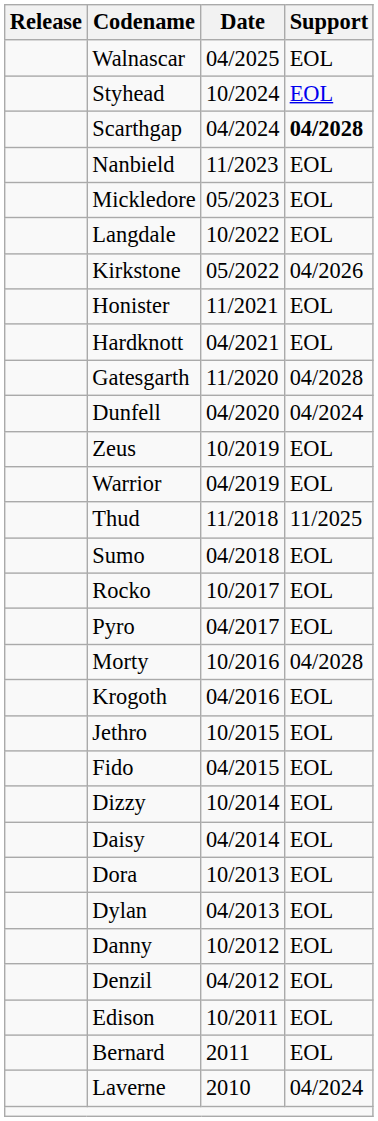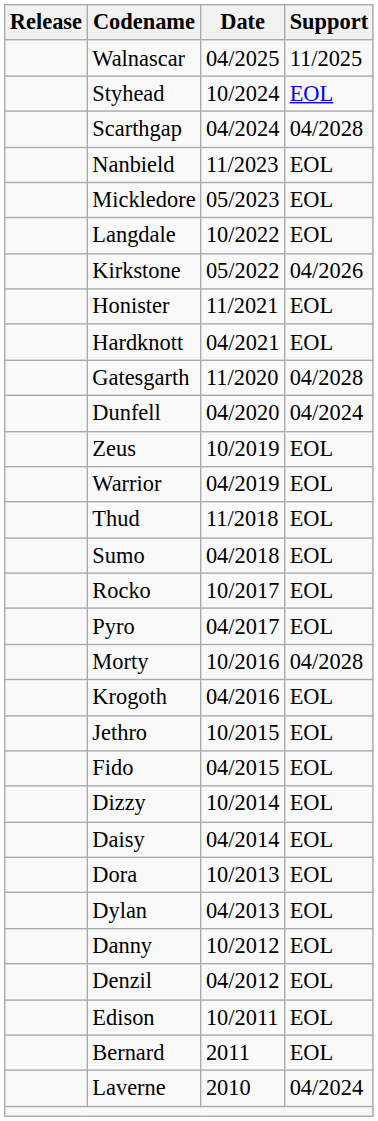(311, 57) EOL -> (326, 57) 11/2025
(326, 128) bold -> (326, 128) normal
(326, 519) 11/2025 -> (311, 519) EOL
